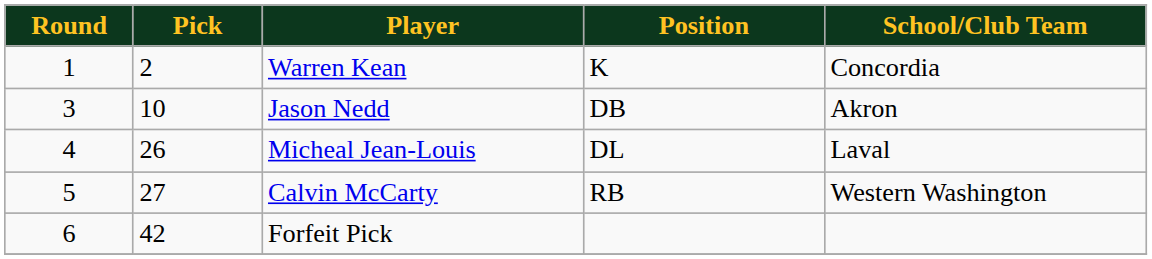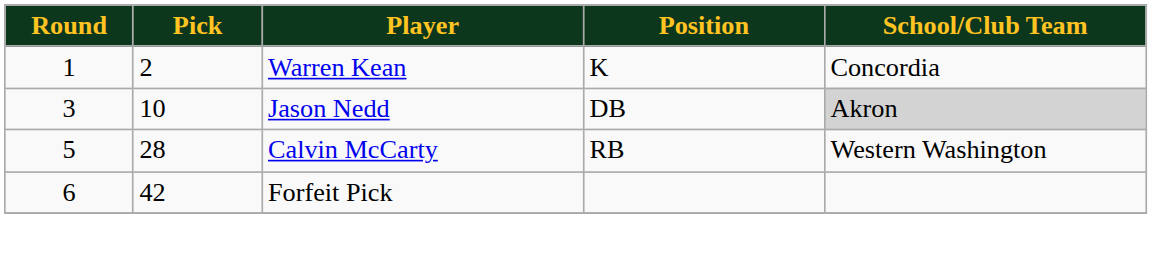(864, 108) no background -> (864, 108) lightgrey background
- row: (372, 150)
(153, 191) 27 -> (153, 150) 28
